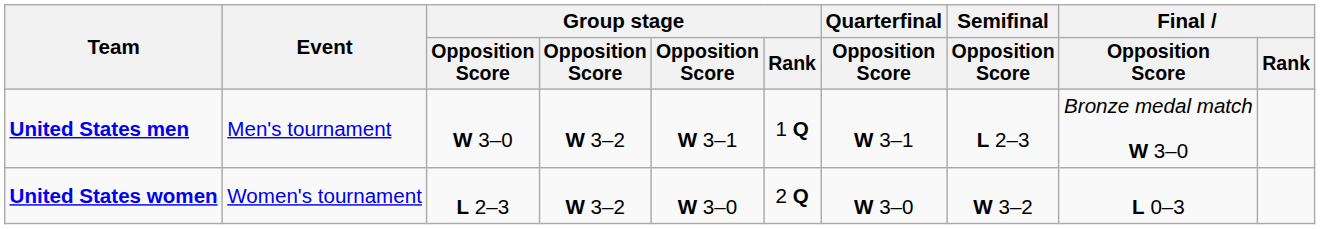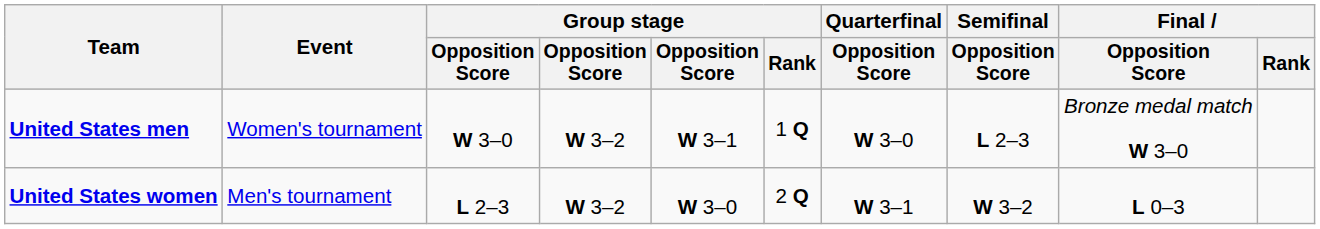(309, 129) Men's tournament -> (325, 129) Women's tournament
(884, 140) W 3–1 -> (884, 140) W 3–0
(325, 196) Women's tournament -> (309, 196) Men's tournament
(884, 207) W 3–0 -> (884, 207) W 3–1
